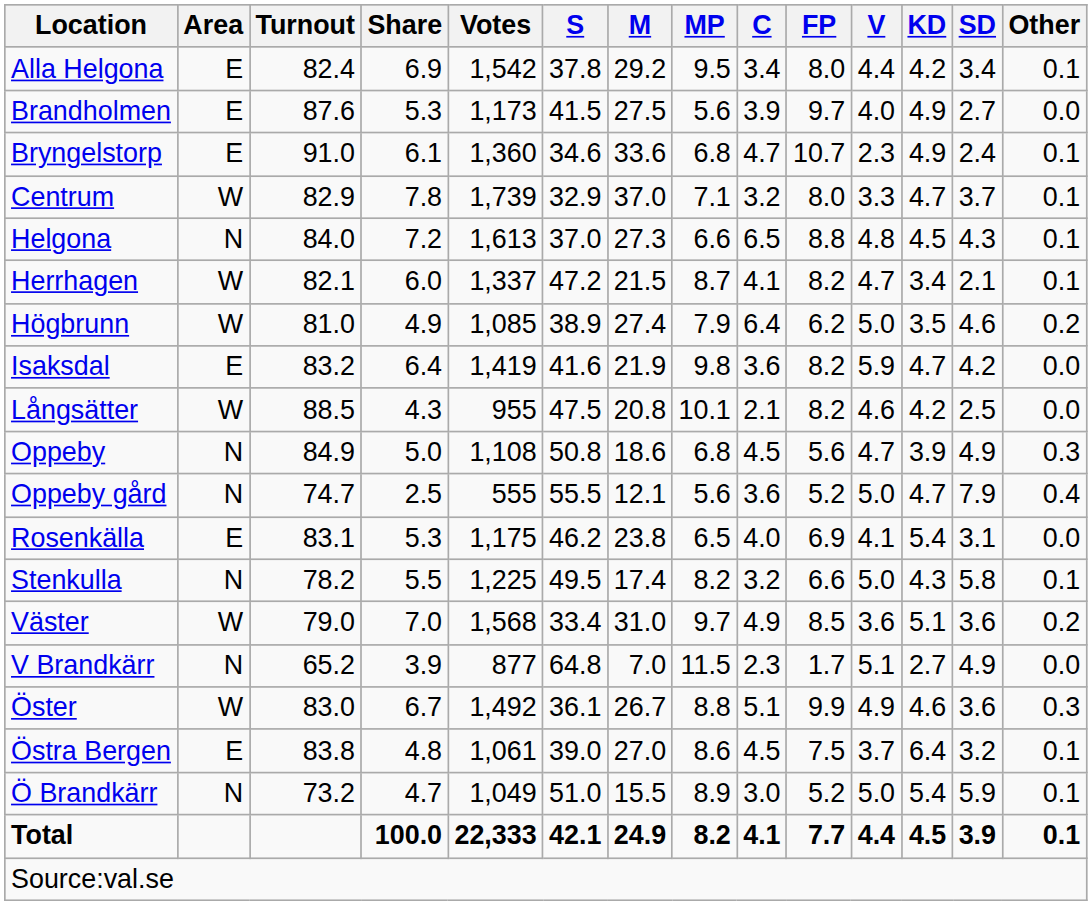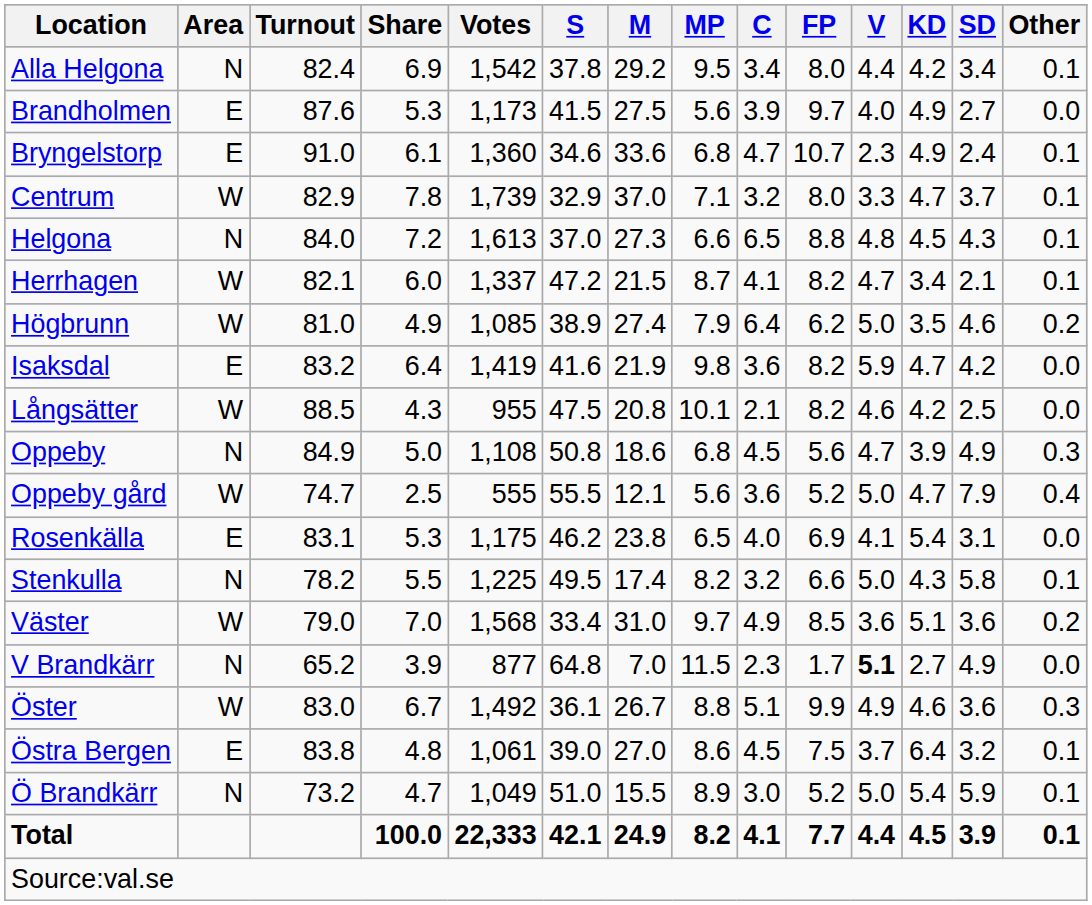(234, 68) E -> (233, 68) N
(233, 494) N -> (230, 494) W
(876, 665) normal -> (876, 665) bold
